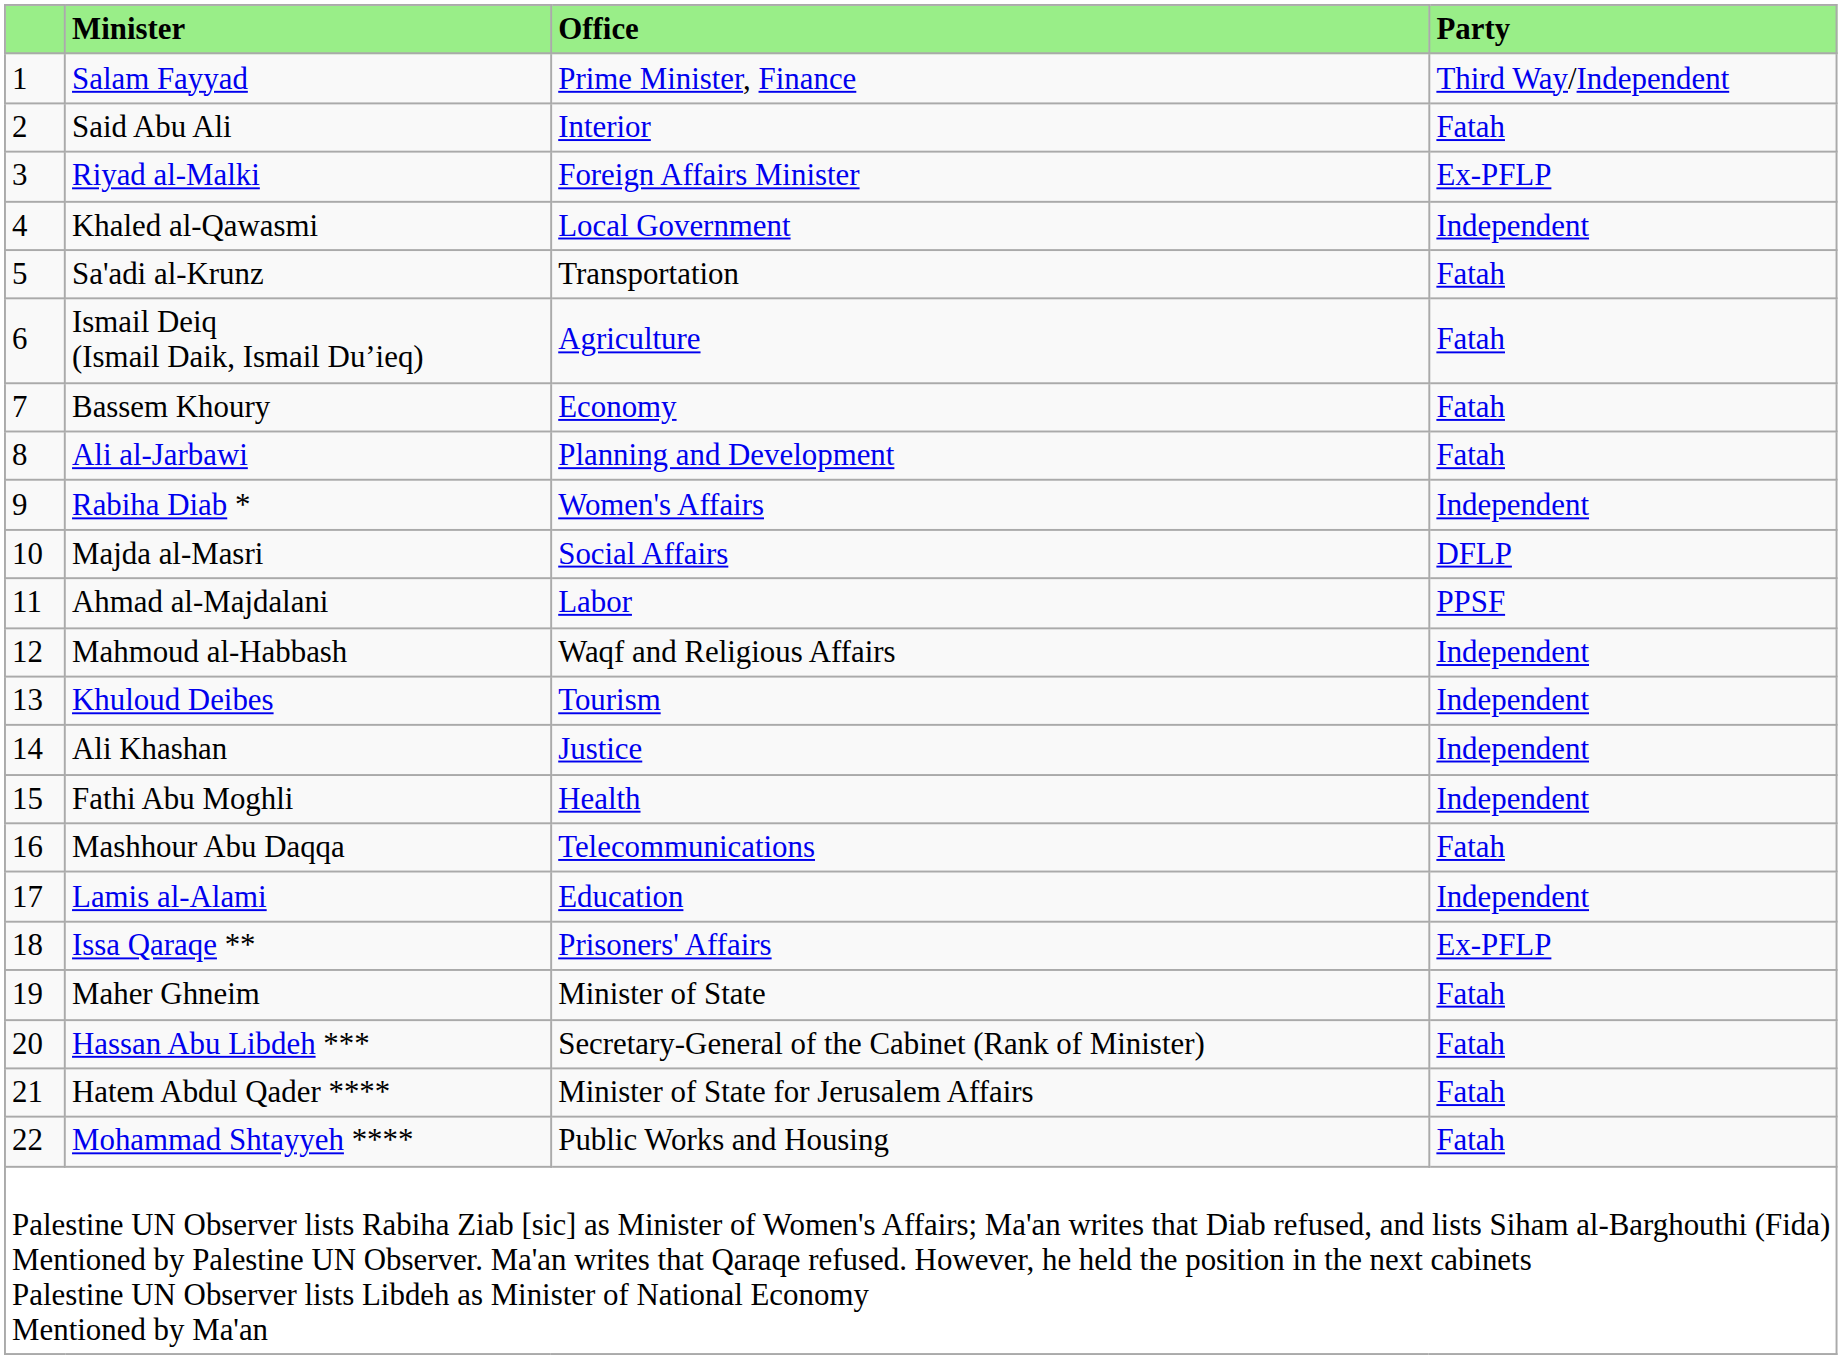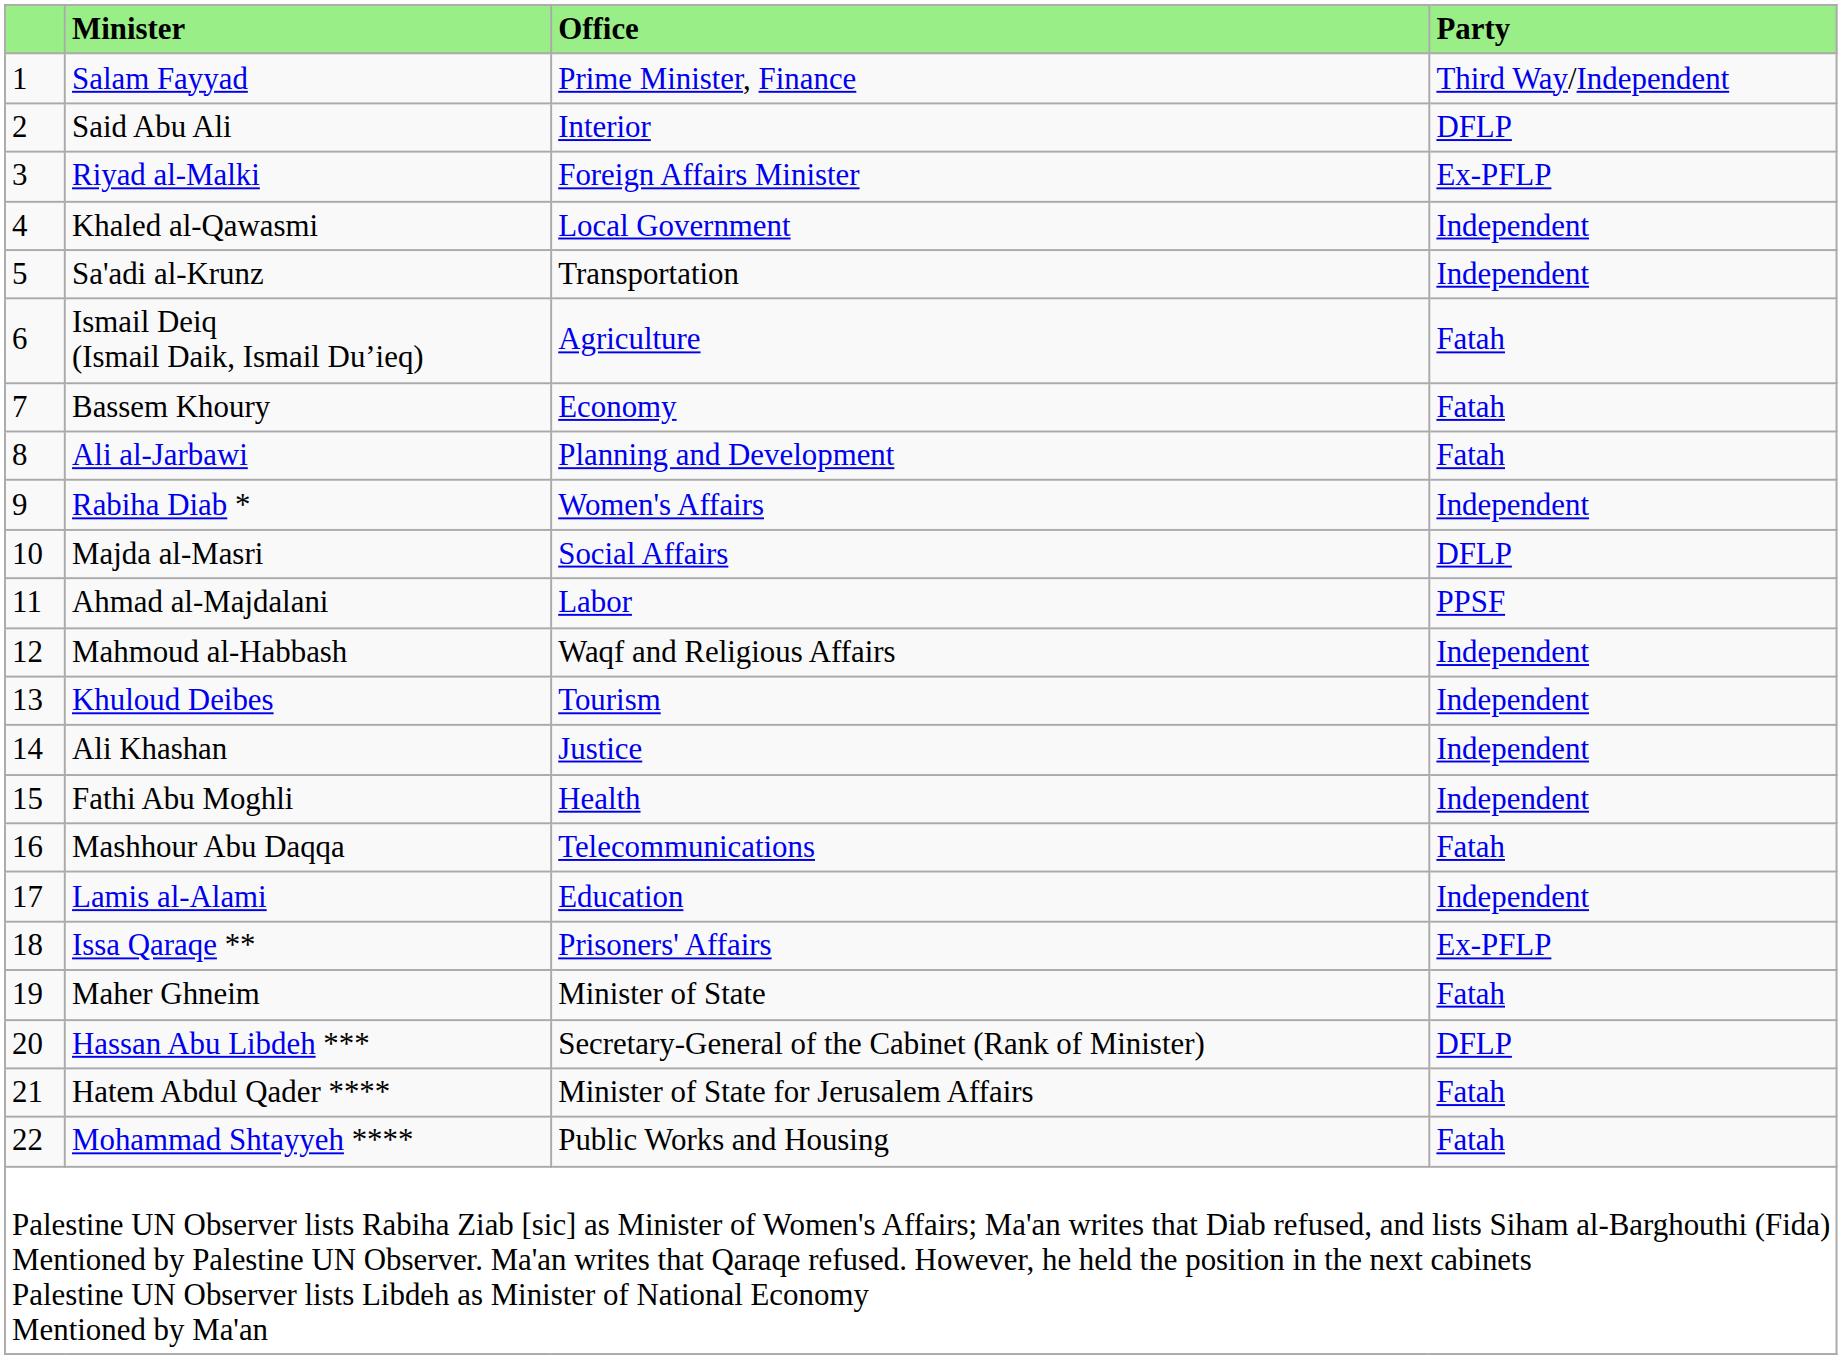(1471, 126) Fatah -> (1474, 126) DFLP
(1471, 273) Fatah -> (1513, 273) Independent
(1471, 1043) Fatah -> (1474, 1043) DFLP
